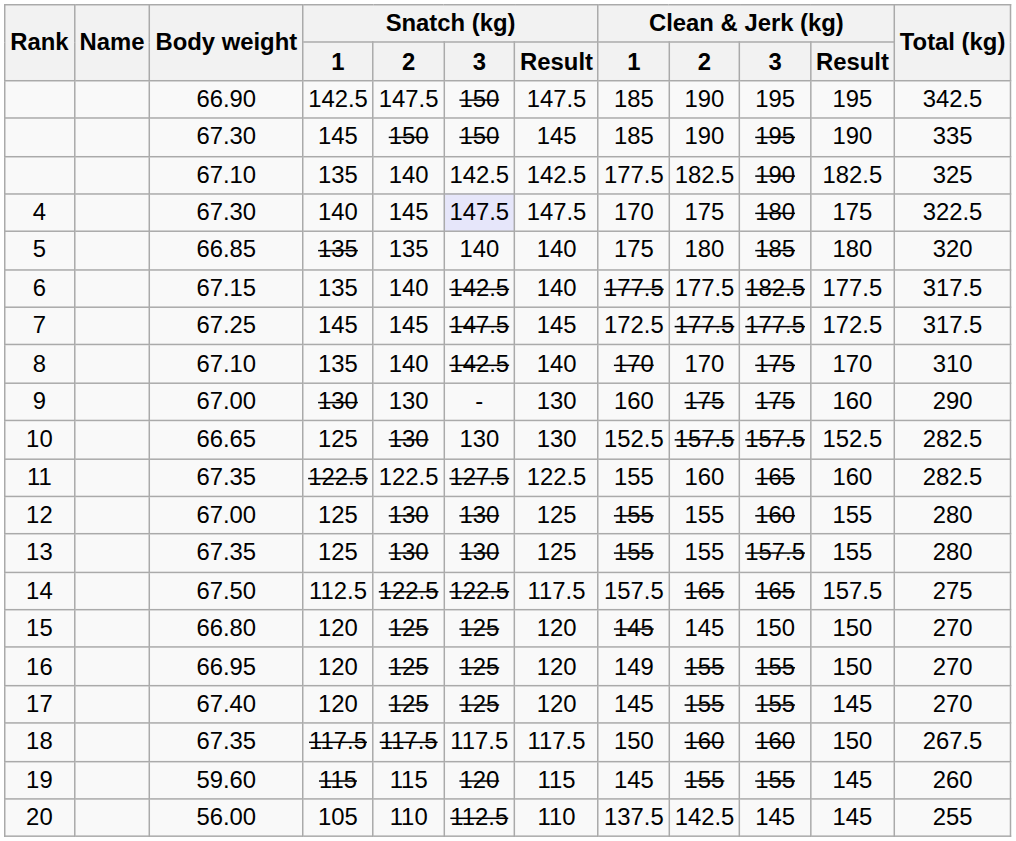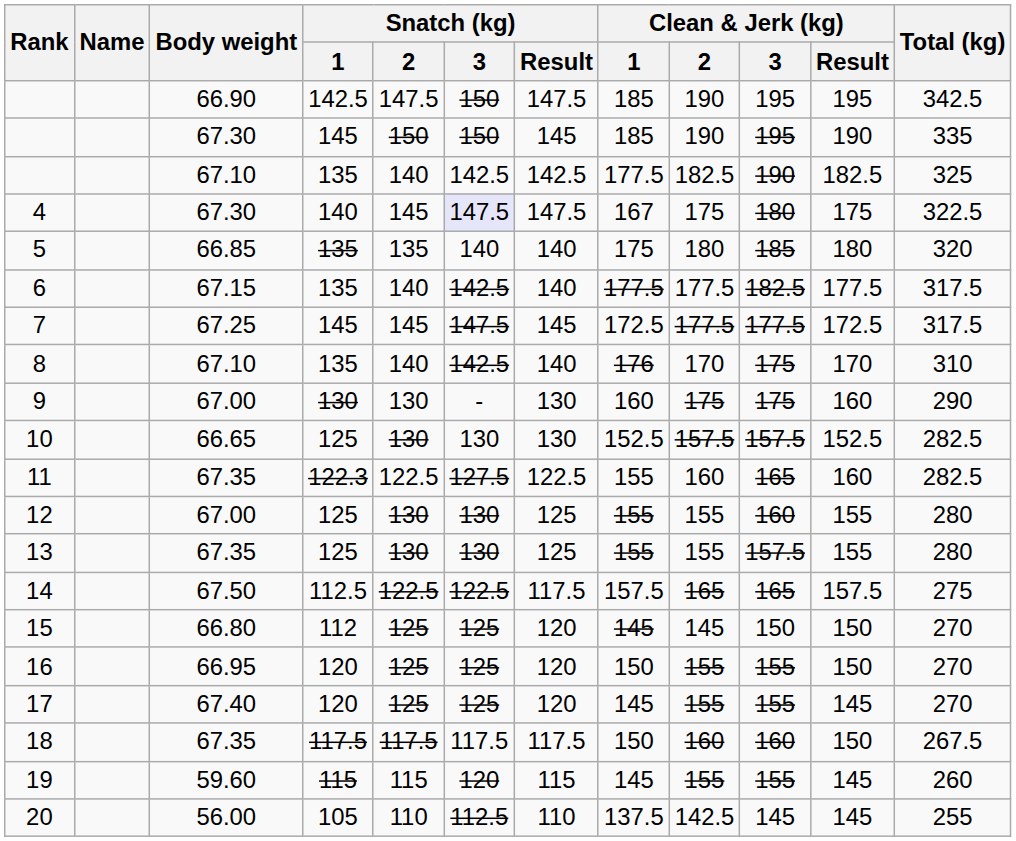(634, 212) 170 -> (634, 212) 167
(634, 363) 170 -> (634, 363) 176
(338, 477) 122.5 -> (338, 477) 122.3
(338, 628) 120 -> (338, 628) 112
(634, 666) 149 -> (634, 666) 150
